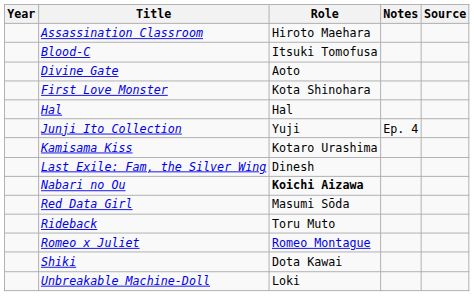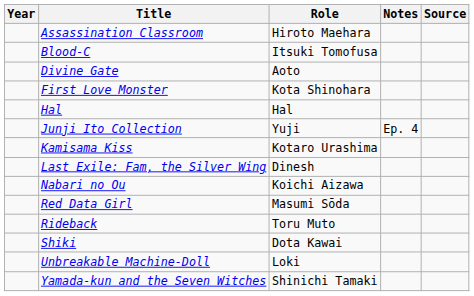(318, 186) bold -> (318, 186) normal
- row: (90, 243)
+ row: (154, 281)
